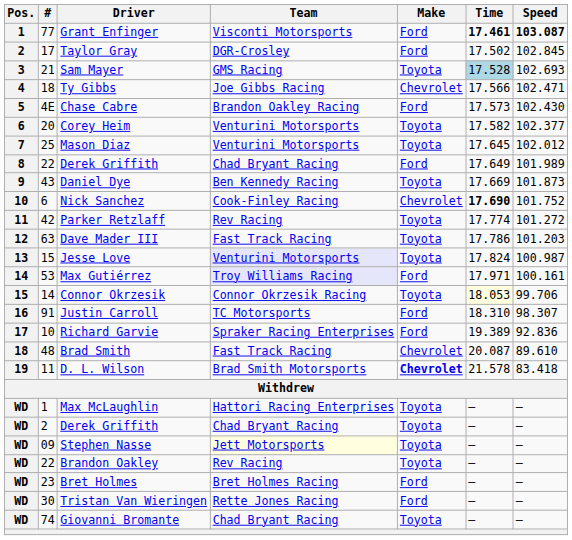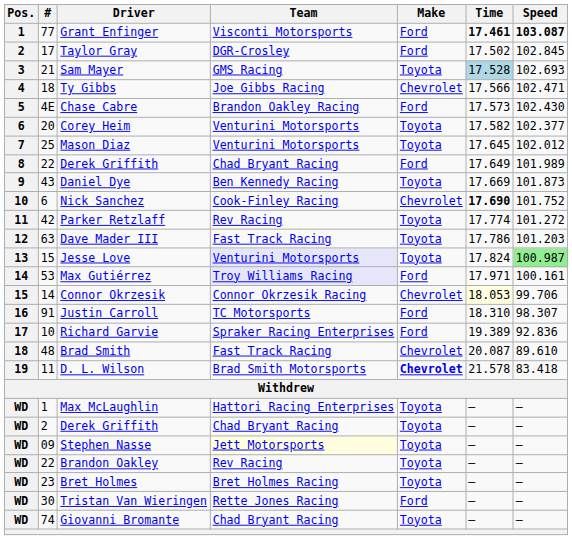(540, 258) no background -> (540, 258) lightgreen background
(421, 295) Toyota -> (431, 295) Chevrolet
(414, 483) Ford -> (421, 483) Toyota
